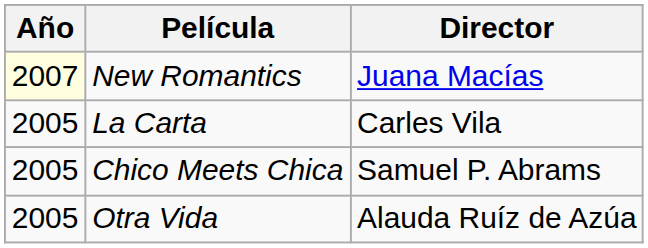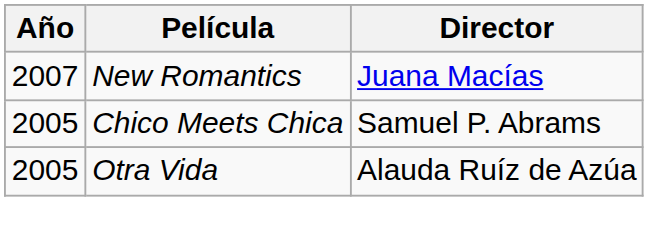(45, 75) lightyellow background -> (45, 75) no background
- row: (150, 123)
